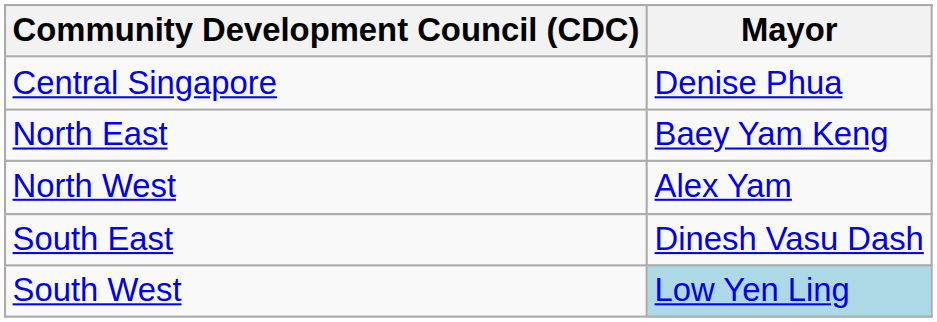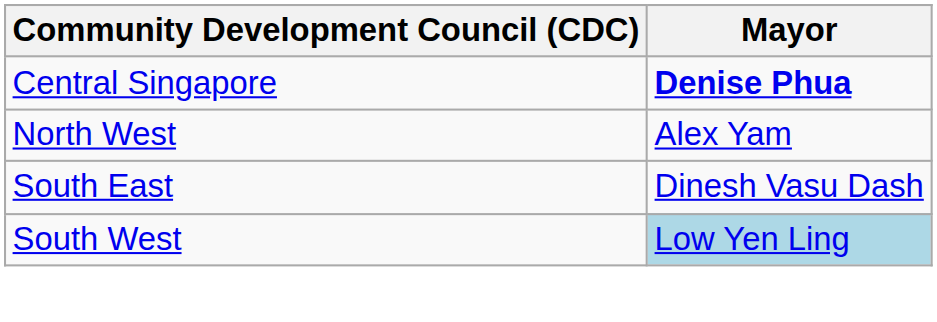(749, 82) normal -> (753, 82) bold
- row: (90, 134)
